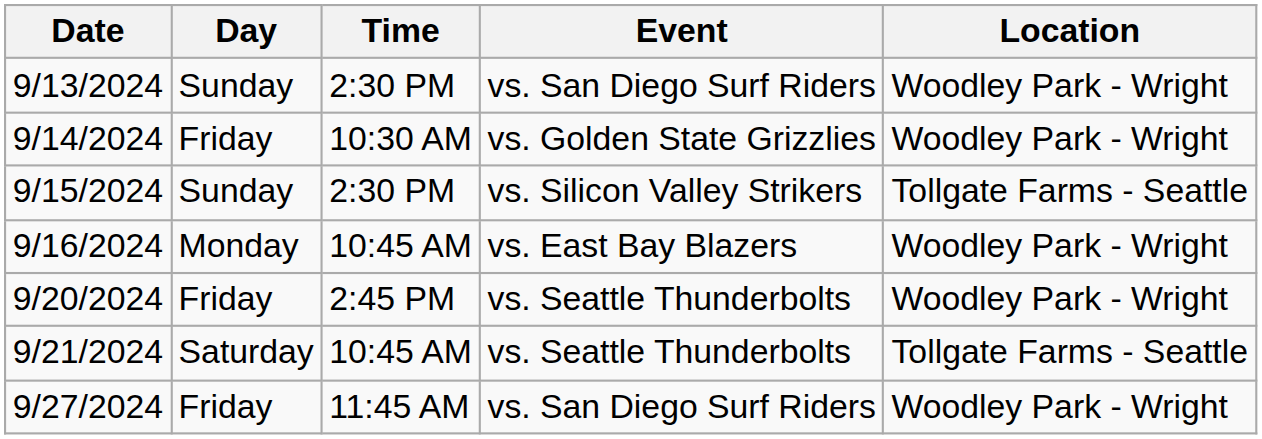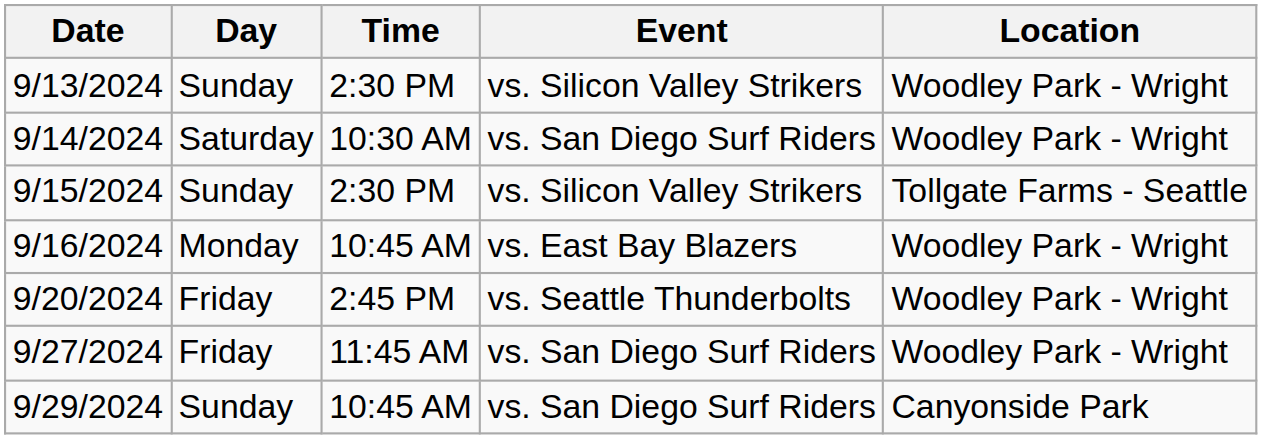(682, 84) vs. San Diego Surf Riders -> (675, 84) vs. Silicon Valley Strikers
(226, 138) Friday -> (246, 138) Saturday
(682, 138) vs. Golden State Grizzlies -> (682, 138) vs. San Diego Surf Riders
- row: (88, 352)
+ row: (88, 406)
